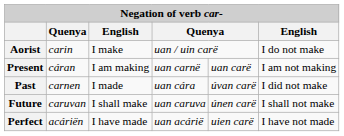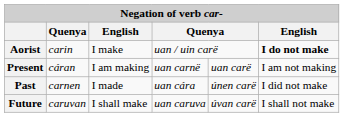(293, 49) normal -> (295, 49) bold
(234, 85) úvan carë -> (234, 85) únen carë
(234, 103) únen carë -> (234, 103) úvan carë
- row: (25, 121)
